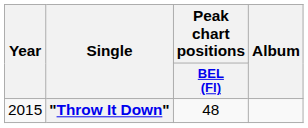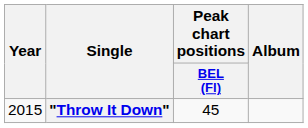(211, 110) 48 -> (211, 110) 45
